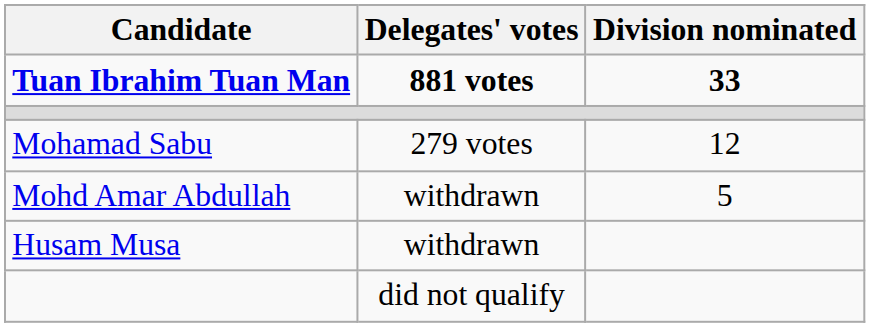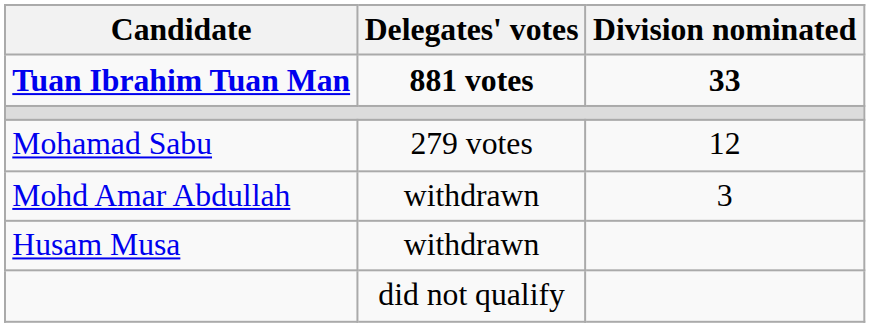(725, 194) 5 -> (725, 194) 3
